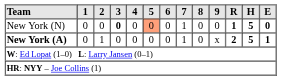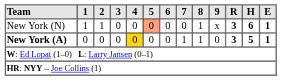(85, 25) 0 -> (85, 25) 1
(102, 25) 0 -> (102, 25) 1
(118, 25) bold -> (118, 25) normal
(184, 25) 1 -> (184, 25) 0
(201, 25) 0 -> (201, 25) 1
(217, 25) 0 -> (217, 25) x
(234, 25) 1 -> (234, 25) 3
(251, 25) 5 -> (251, 25) 6
(268, 25) 0 -> (268, 25) 1
(102, 40) 1 -> (102, 40) 0
(135, 40) no background -> (135, 40) gold background
(201, 40) 0 -> (201, 40) 1
(217, 40) x -> (217, 40) 0
(234, 40) 2 -> (234, 40) 3
